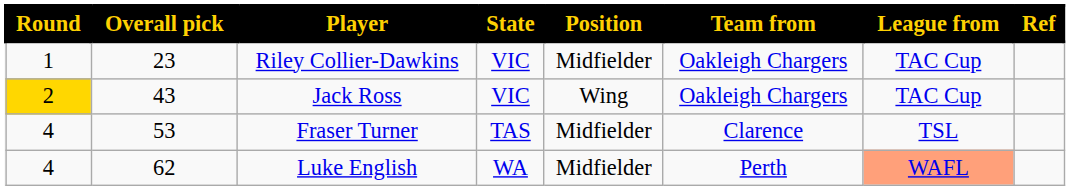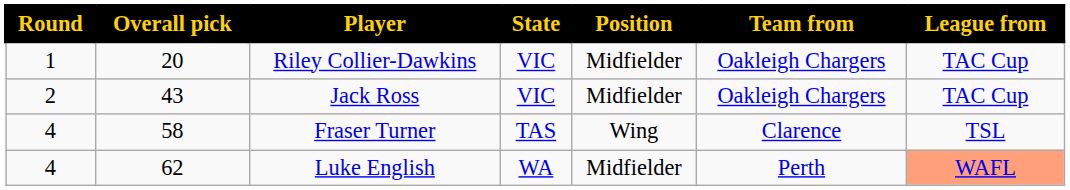- column: (1039, 23)
(164, 60) 23 -> (172, 60) 20
(48, 96) gold background -> (50, 96) no background
(604, 96) Wing -> (634, 96) Midfielder
(164, 131) 53 -> (172, 131) 58
(604, 131) Midfielder -> (634, 131) Wing
